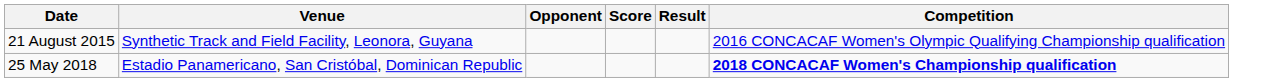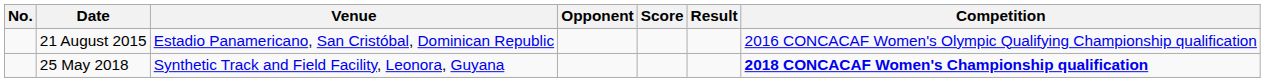+ column: (20, 16)
(297, 41) Synthetic Track and Field Facility, Leonora, Guyana -> (354, 41) Estadio Panamericano, San Cristóbal, Dominican Republic
(322, 65) Estadio Panamericano, San Cristóbal, Dominican Republic -> (329, 65) Synthetic Track and Field Facility, Leonora, Guyana
